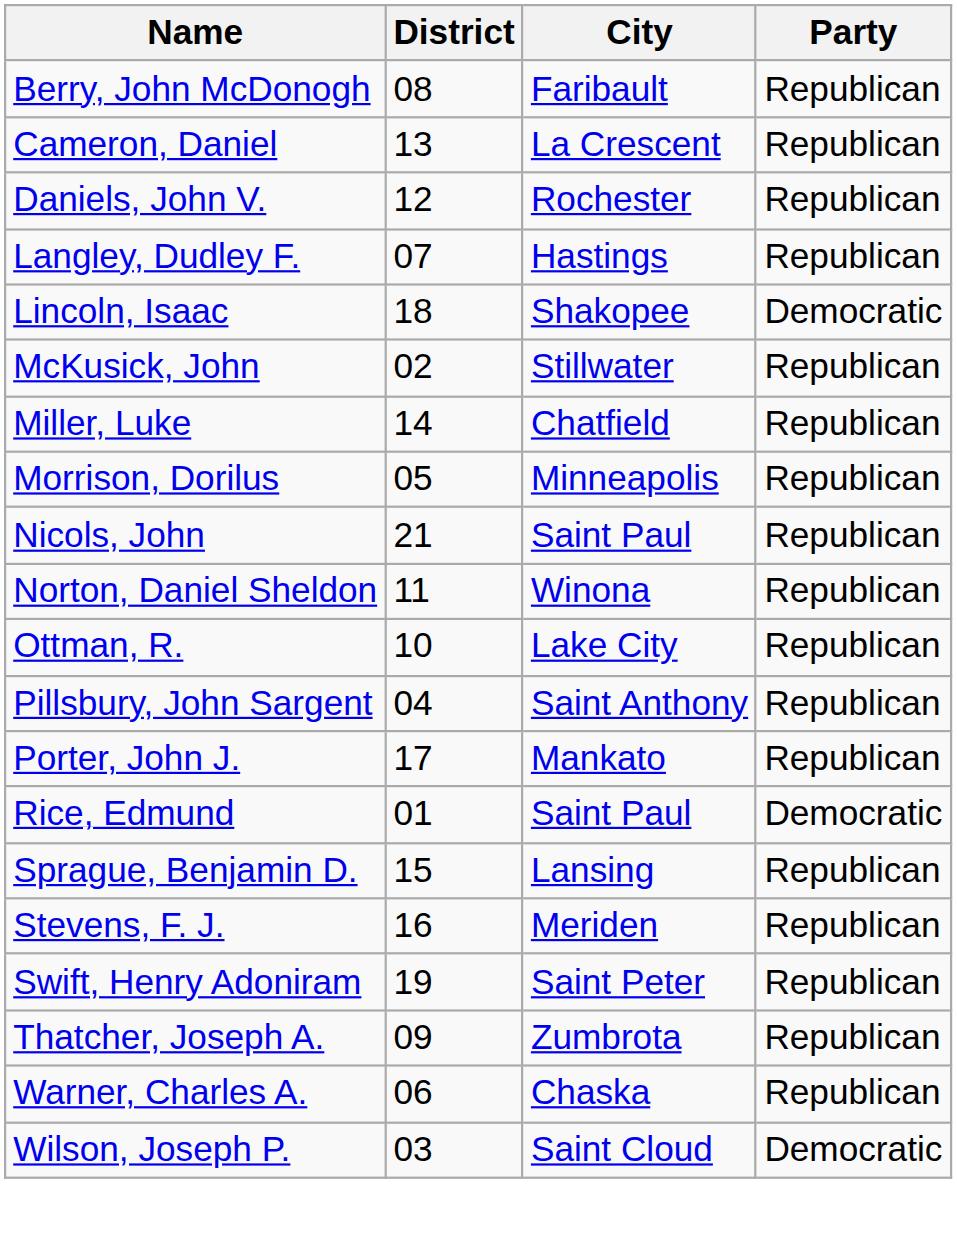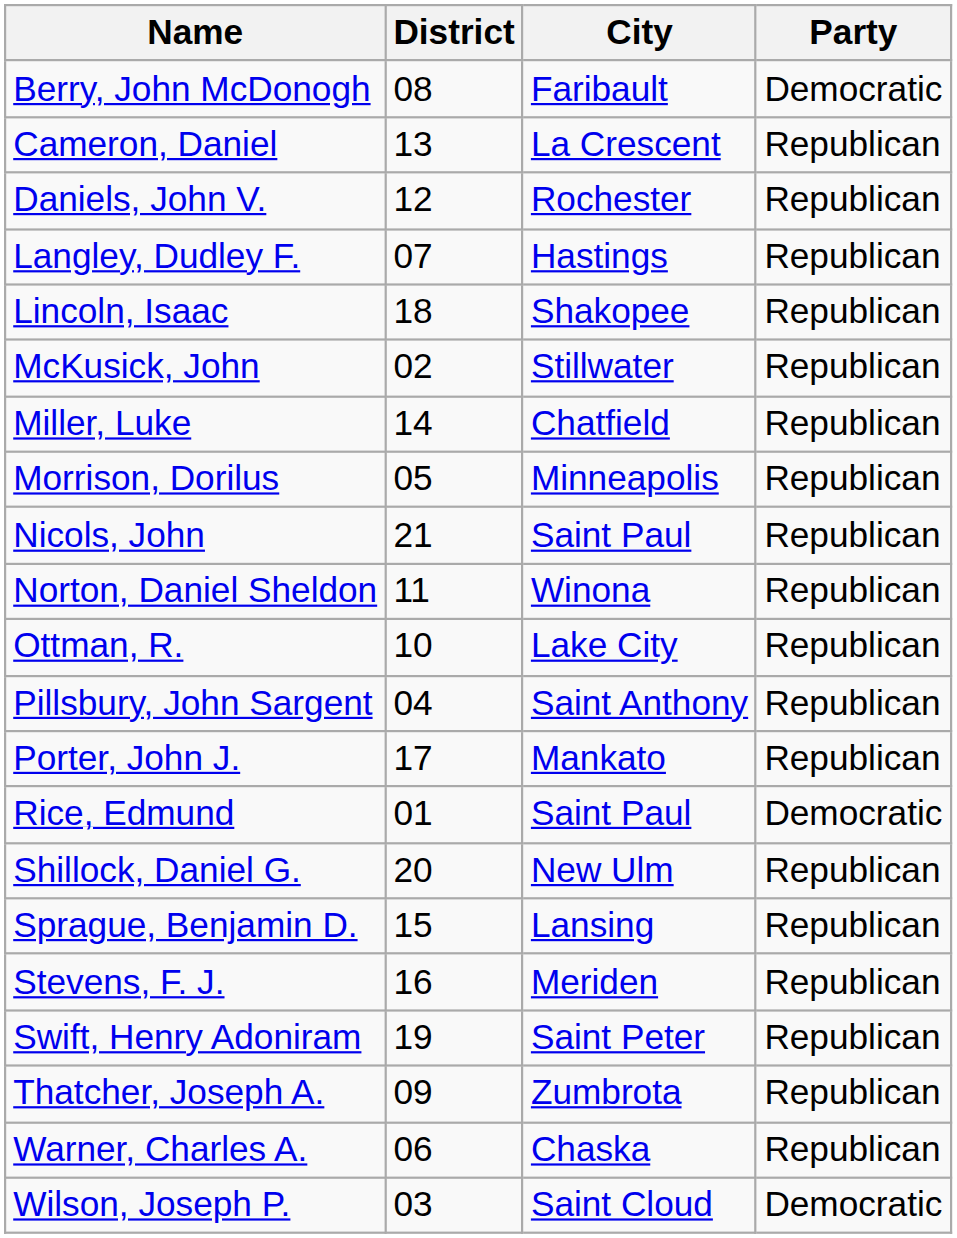(852, 88) Republican -> (853, 88) Democratic
(853, 311) Democratic -> (852, 311) Republican
+ row: (157, 869)
